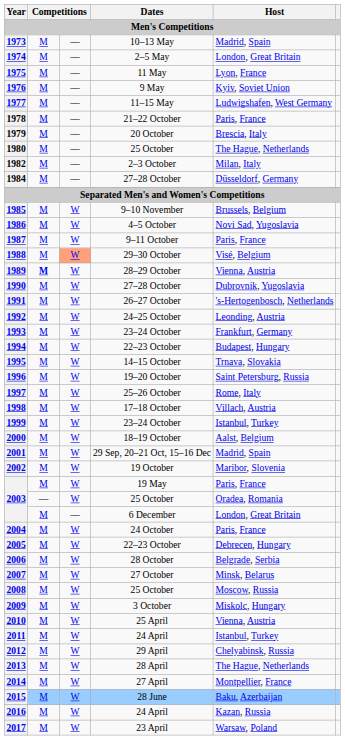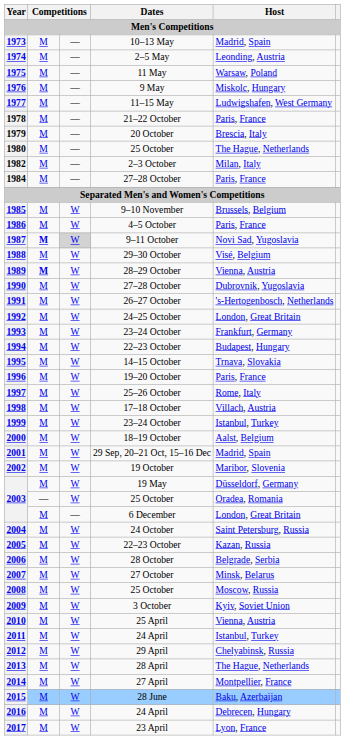(258, 57) London, Great Britain -> (250, 57) Leonding, Austria
(241, 73) Lyon, France -> (246, 73) Warsaw, Poland
(253, 88) Kyiv, Soviet Union -> (250, 88) Miskolc, Hungary
(257, 179) Düsseldorf, Germany -> (241, 179) Paris, France
(257, 225) Novi Sad, Yugoslavia -> (241, 225) Paris, France
(44, 240) normal -> (44, 240) bold
(75, 240) no background -> (75, 240) lightgrey background
(241, 240) Paris, France -> (257, 240) Novi Sad, Yugoslavia
(75, 255) lightsalmon background -> (75, 255) no background
(250, 316) Leonding, Austria -> (258, 316) London, Great Britain
(262, 377) Saint Petersburg, Russia -> (241, 377) Paris, France
(241, 484) Paris, France -> (257, 484) Düsseldorf, Germany
(241, 529) Paris, France -> (262, 529) Saint Petersburg, Russia
(253, 544) Debrecen, Hungary -> (243, 544) Kazan, Russia
(250, 605) Miskolc, Hungary -> (253, 605) Kyiv, Soviet Union
(243, 712) Kazan, Russia -> (253, 712) Debrecen, Hungary
(246, 727) Warsaw, Poland -> (241, 727) Lyon, France
